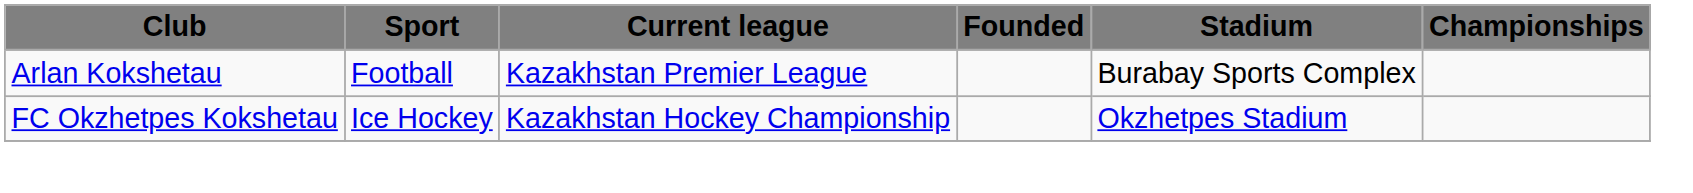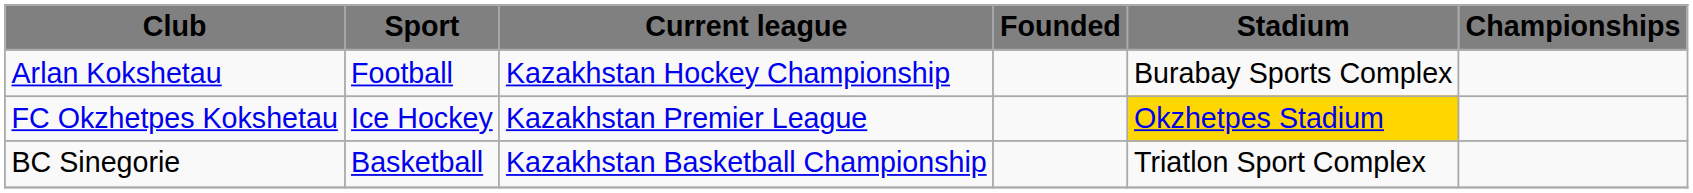(687, 72) Kazakhstan Premier League -> (728, 72) Kazakhstan Hockey Championship
(728, 118) Kazakhstan Hockey Championship -> (687, 118) Kazakhstan Premier League
(1222, 118) no background -> (1259, 118) gold background
+ row: (96, 163)
